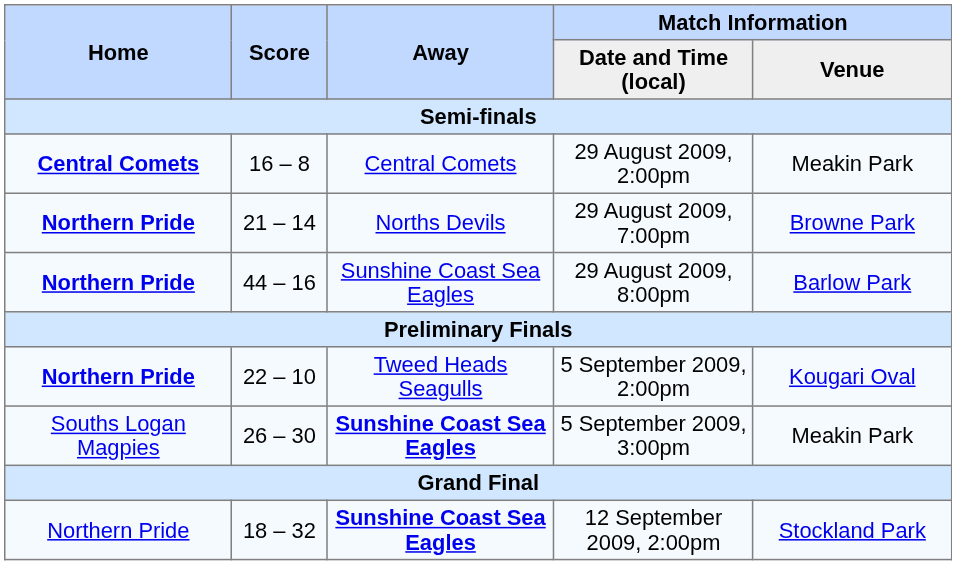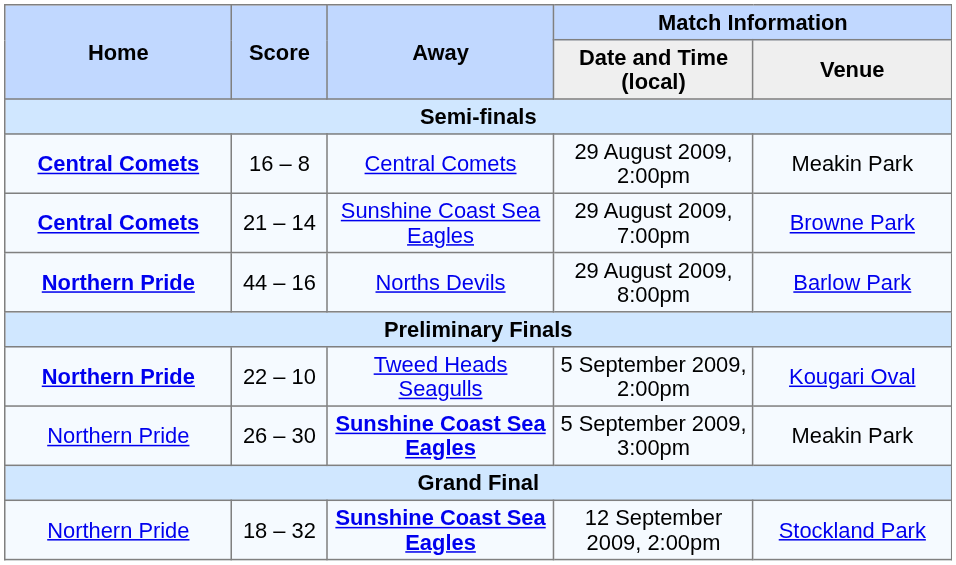(118, 223) Northern Pride -> (118, 223) Central Comets
(441, 223) Norths Devils -> (441, 223) Sunshine Coast Sea Eagles
(441, 282) Sunshine Coast Sea Eagles -> (441, 282) Norths Devils
(118, 436) Souths Logan Magpies -> (118, 436) Northern Pride
